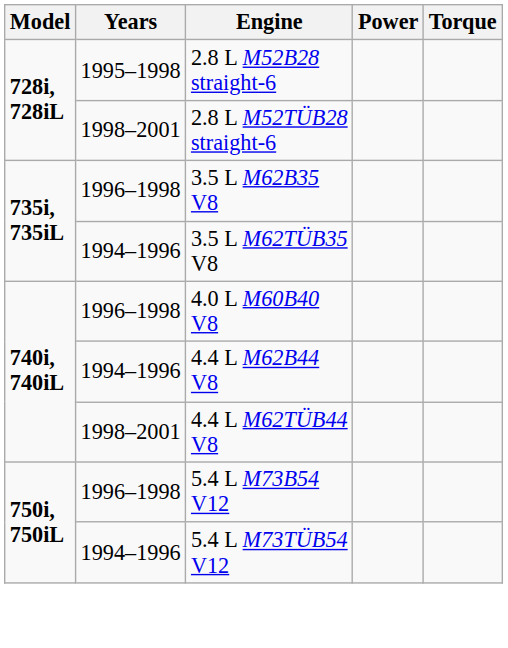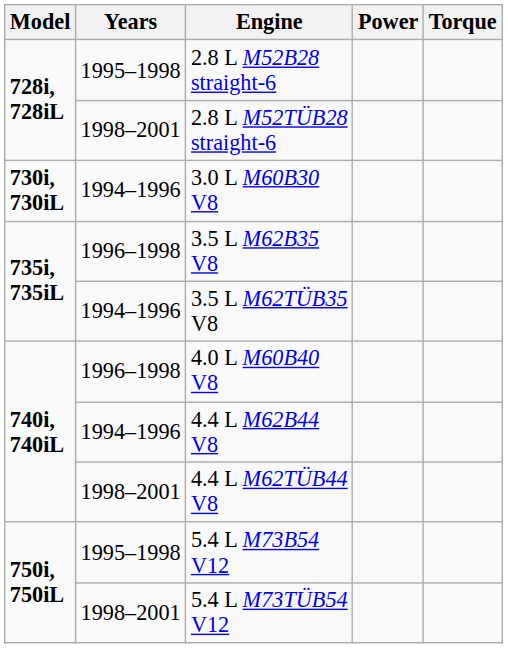+ row: (255, 190)
(131, 491) 1996–1998 -> (131, 552) 1995–1998
(131, 552) 1994–1996 -> (131, 612) 1998–2001
